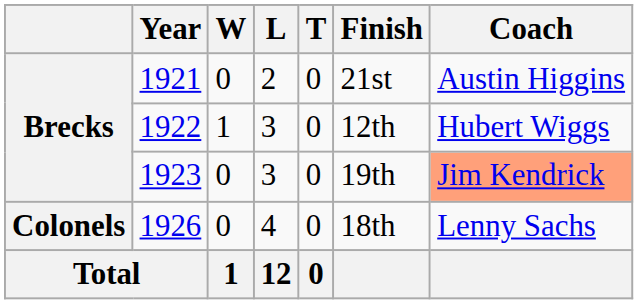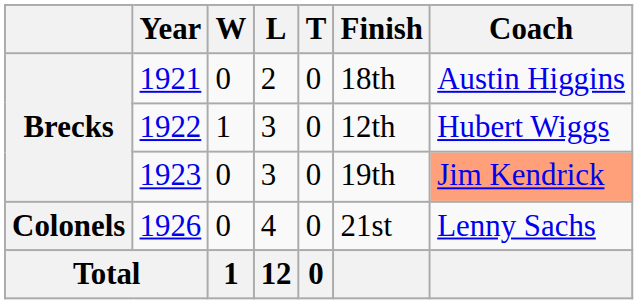(366, 77) 21st -> (368, 77) 18th
(368, 224) 18th -> (366, 224) 21st
